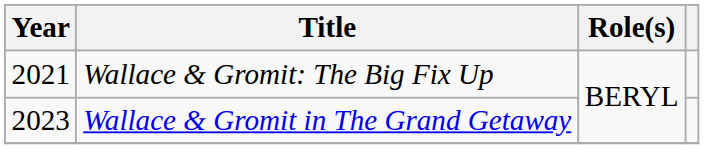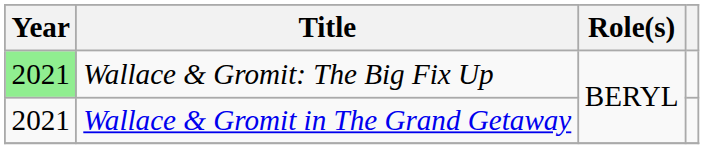(41, 73) no background -> (41, 73) lightgreen background
(41, 119) 2023 -> (41, 119) 2021
